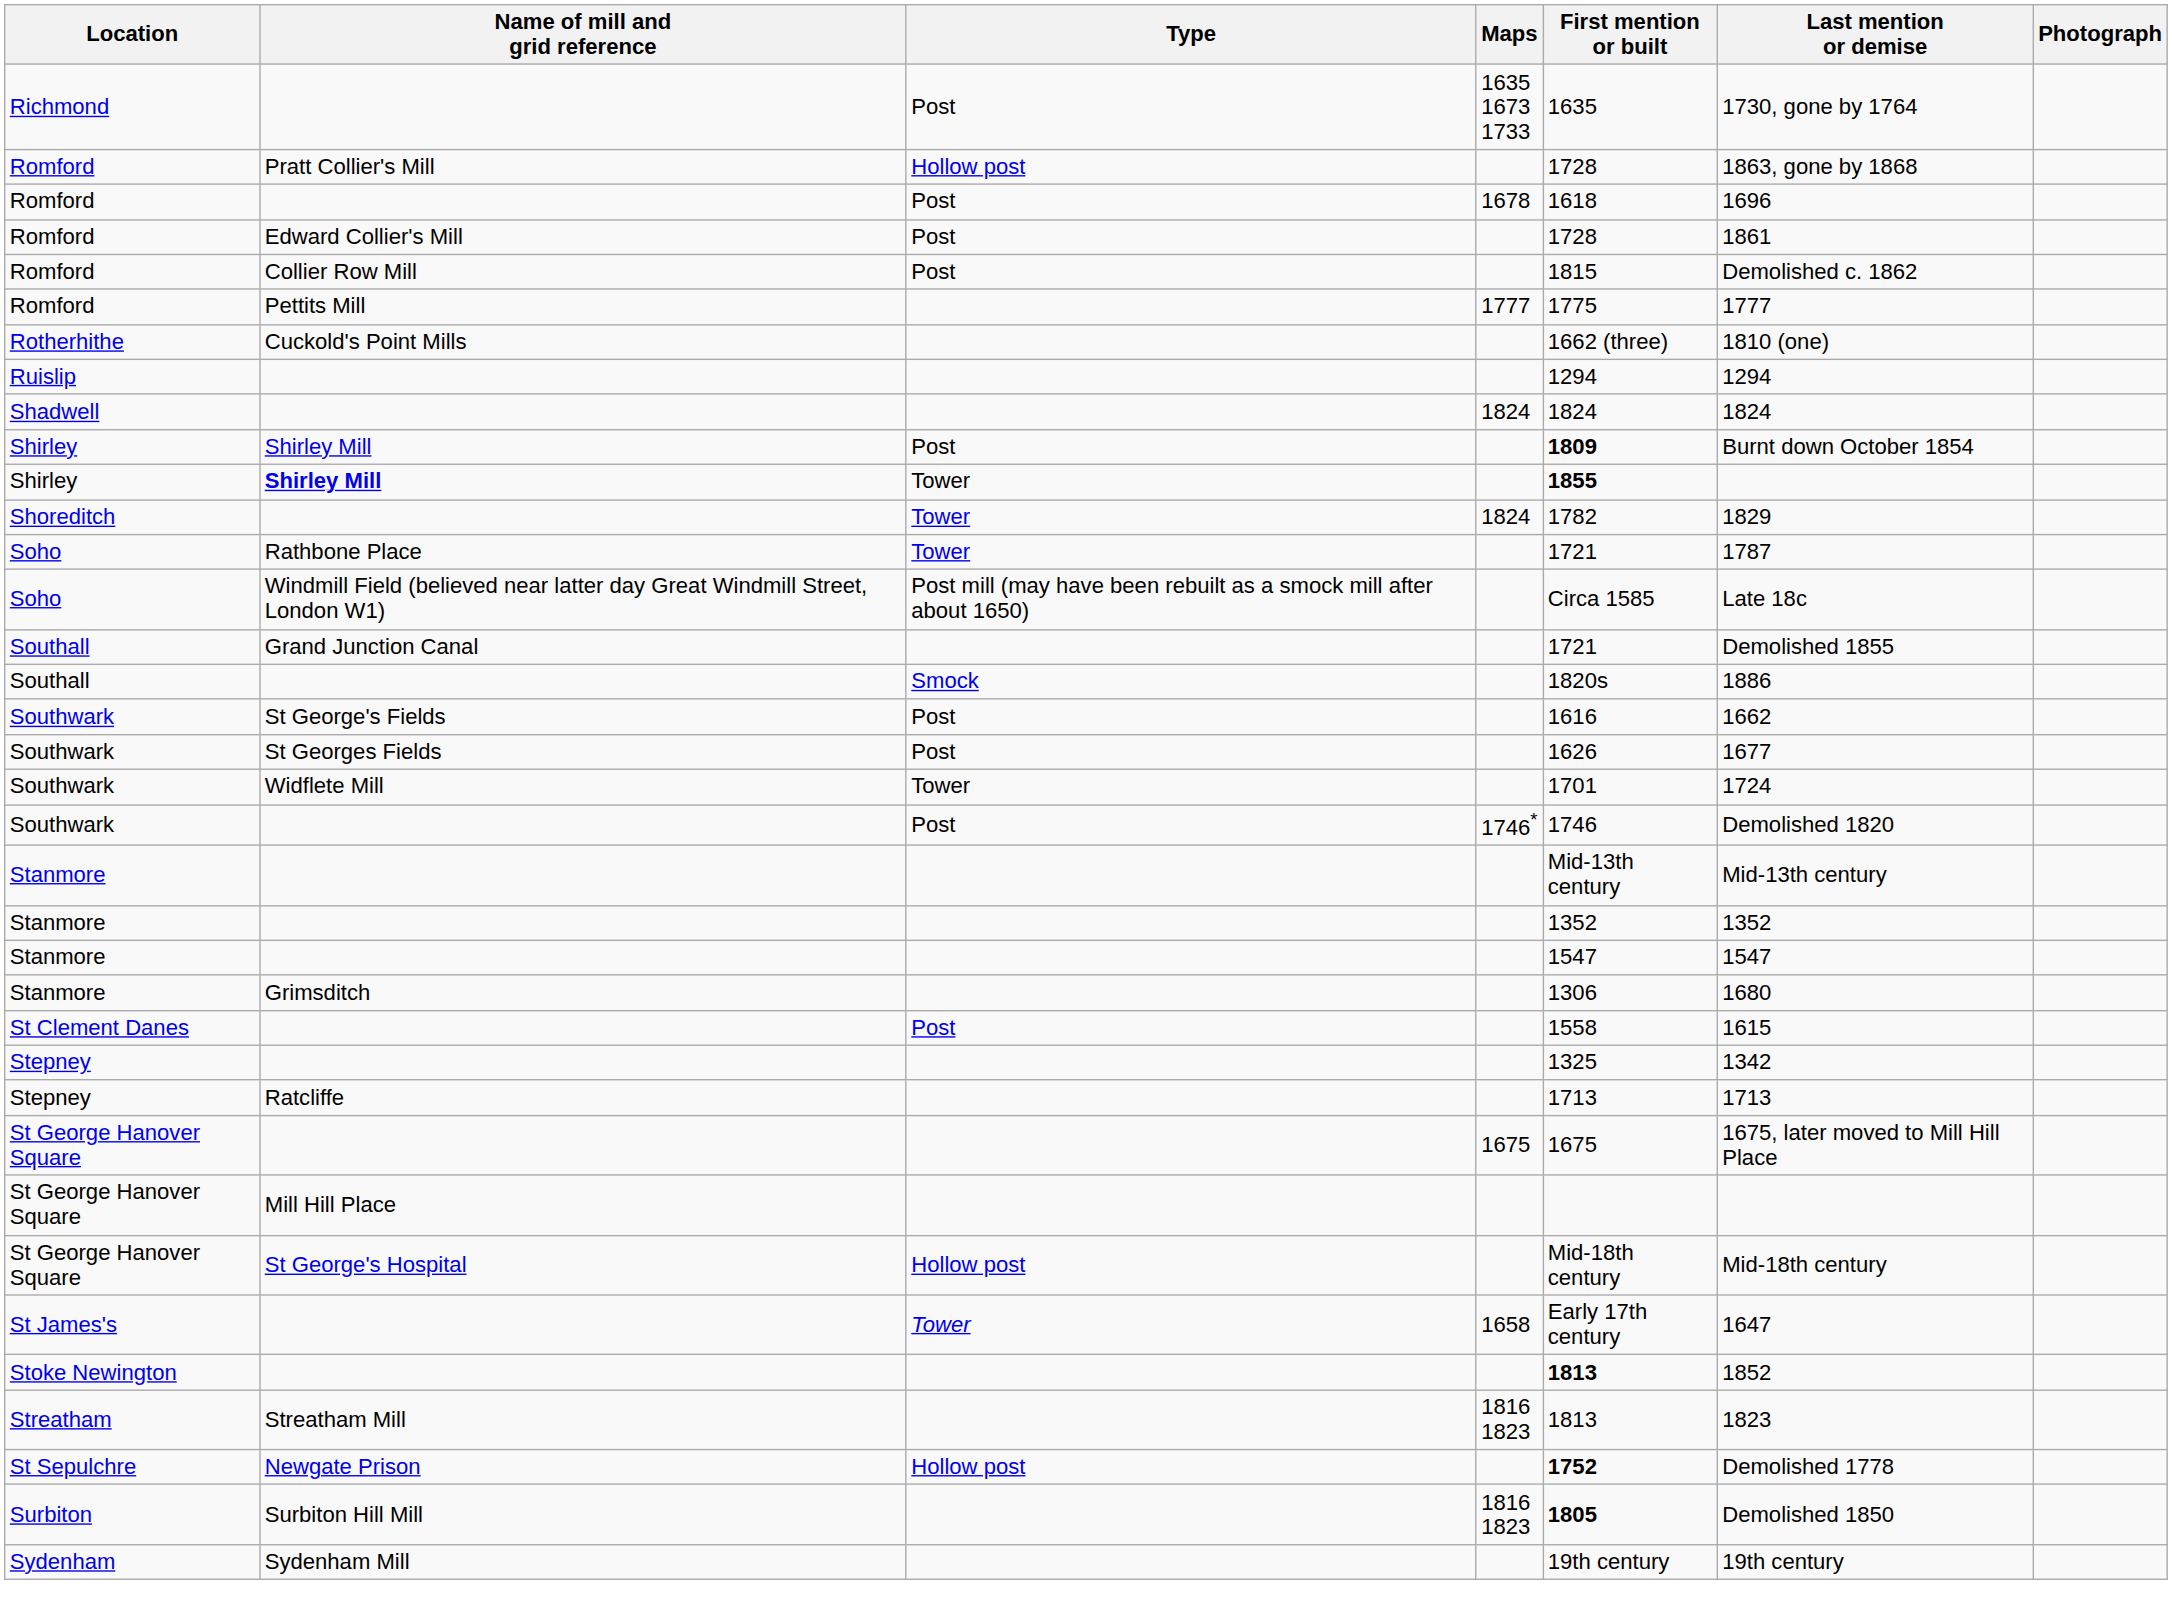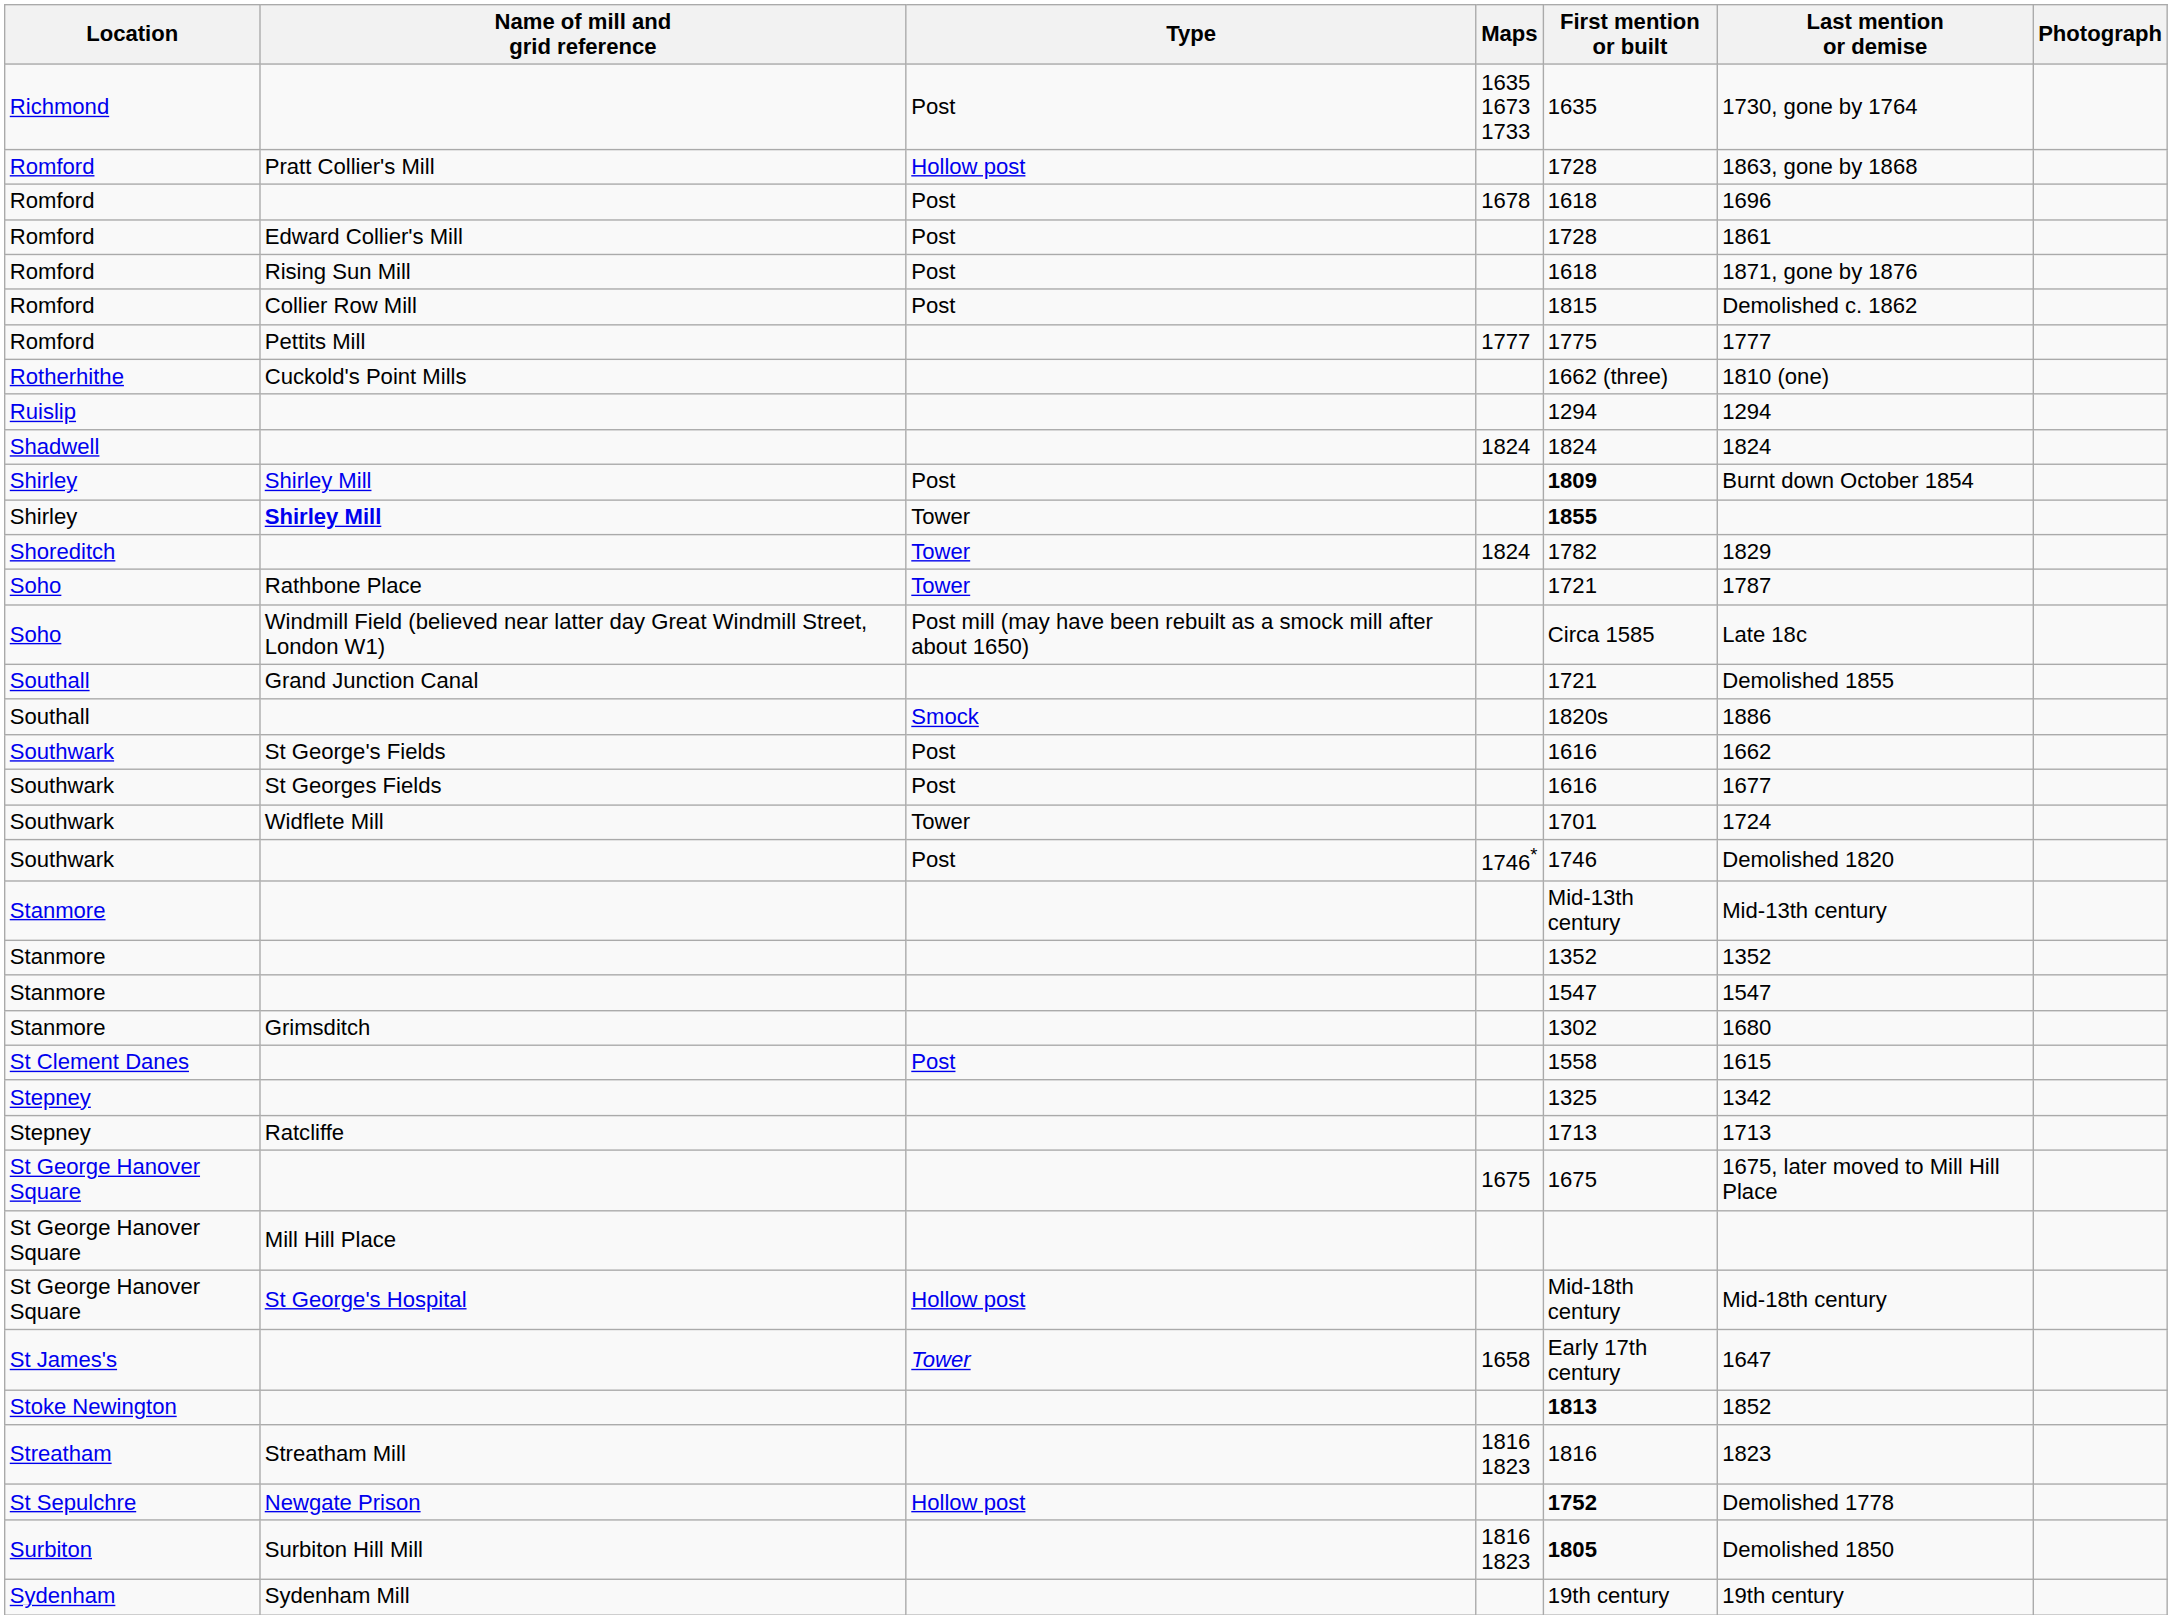+ row: (52, 271)
(1572, 751) 1626 -> (1572, 786) 1616
(1572, 992) 1306 -> (1572, 1027) 1302
(1572, 1419) 1813 -> (1572, 1454) 1816
